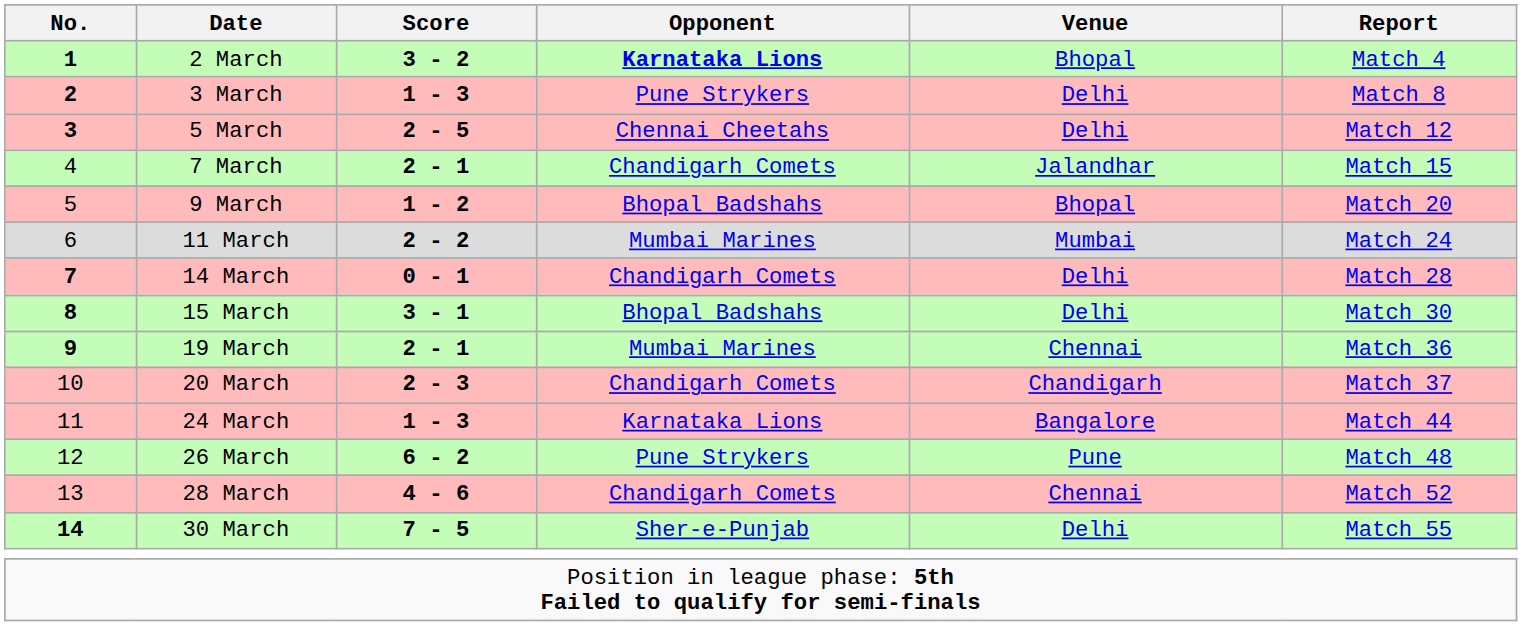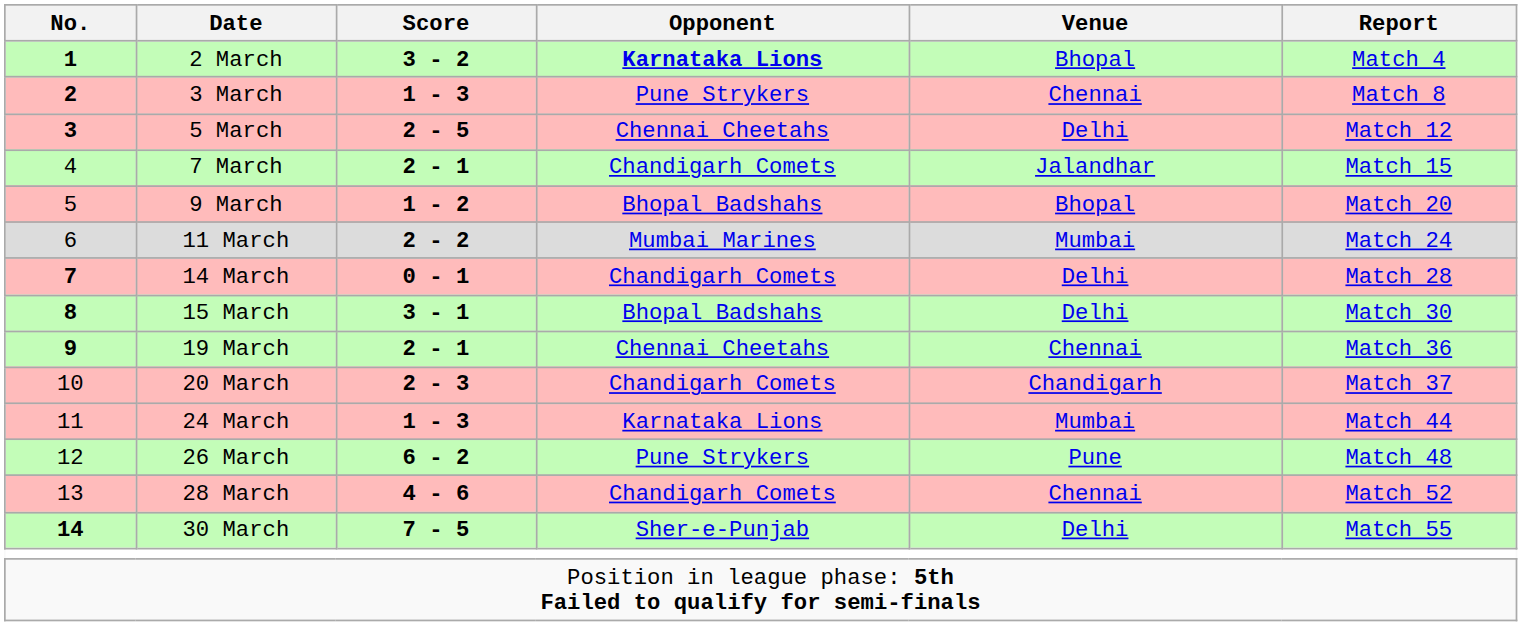(1095, 95) Delhi -> (1095, 95) Chennai
(722, 349) Mumbai Marines -> (722, 349) Chennai Cheetahs
(1095, 422) Bangalore -> (1095, 422) Mumbai
